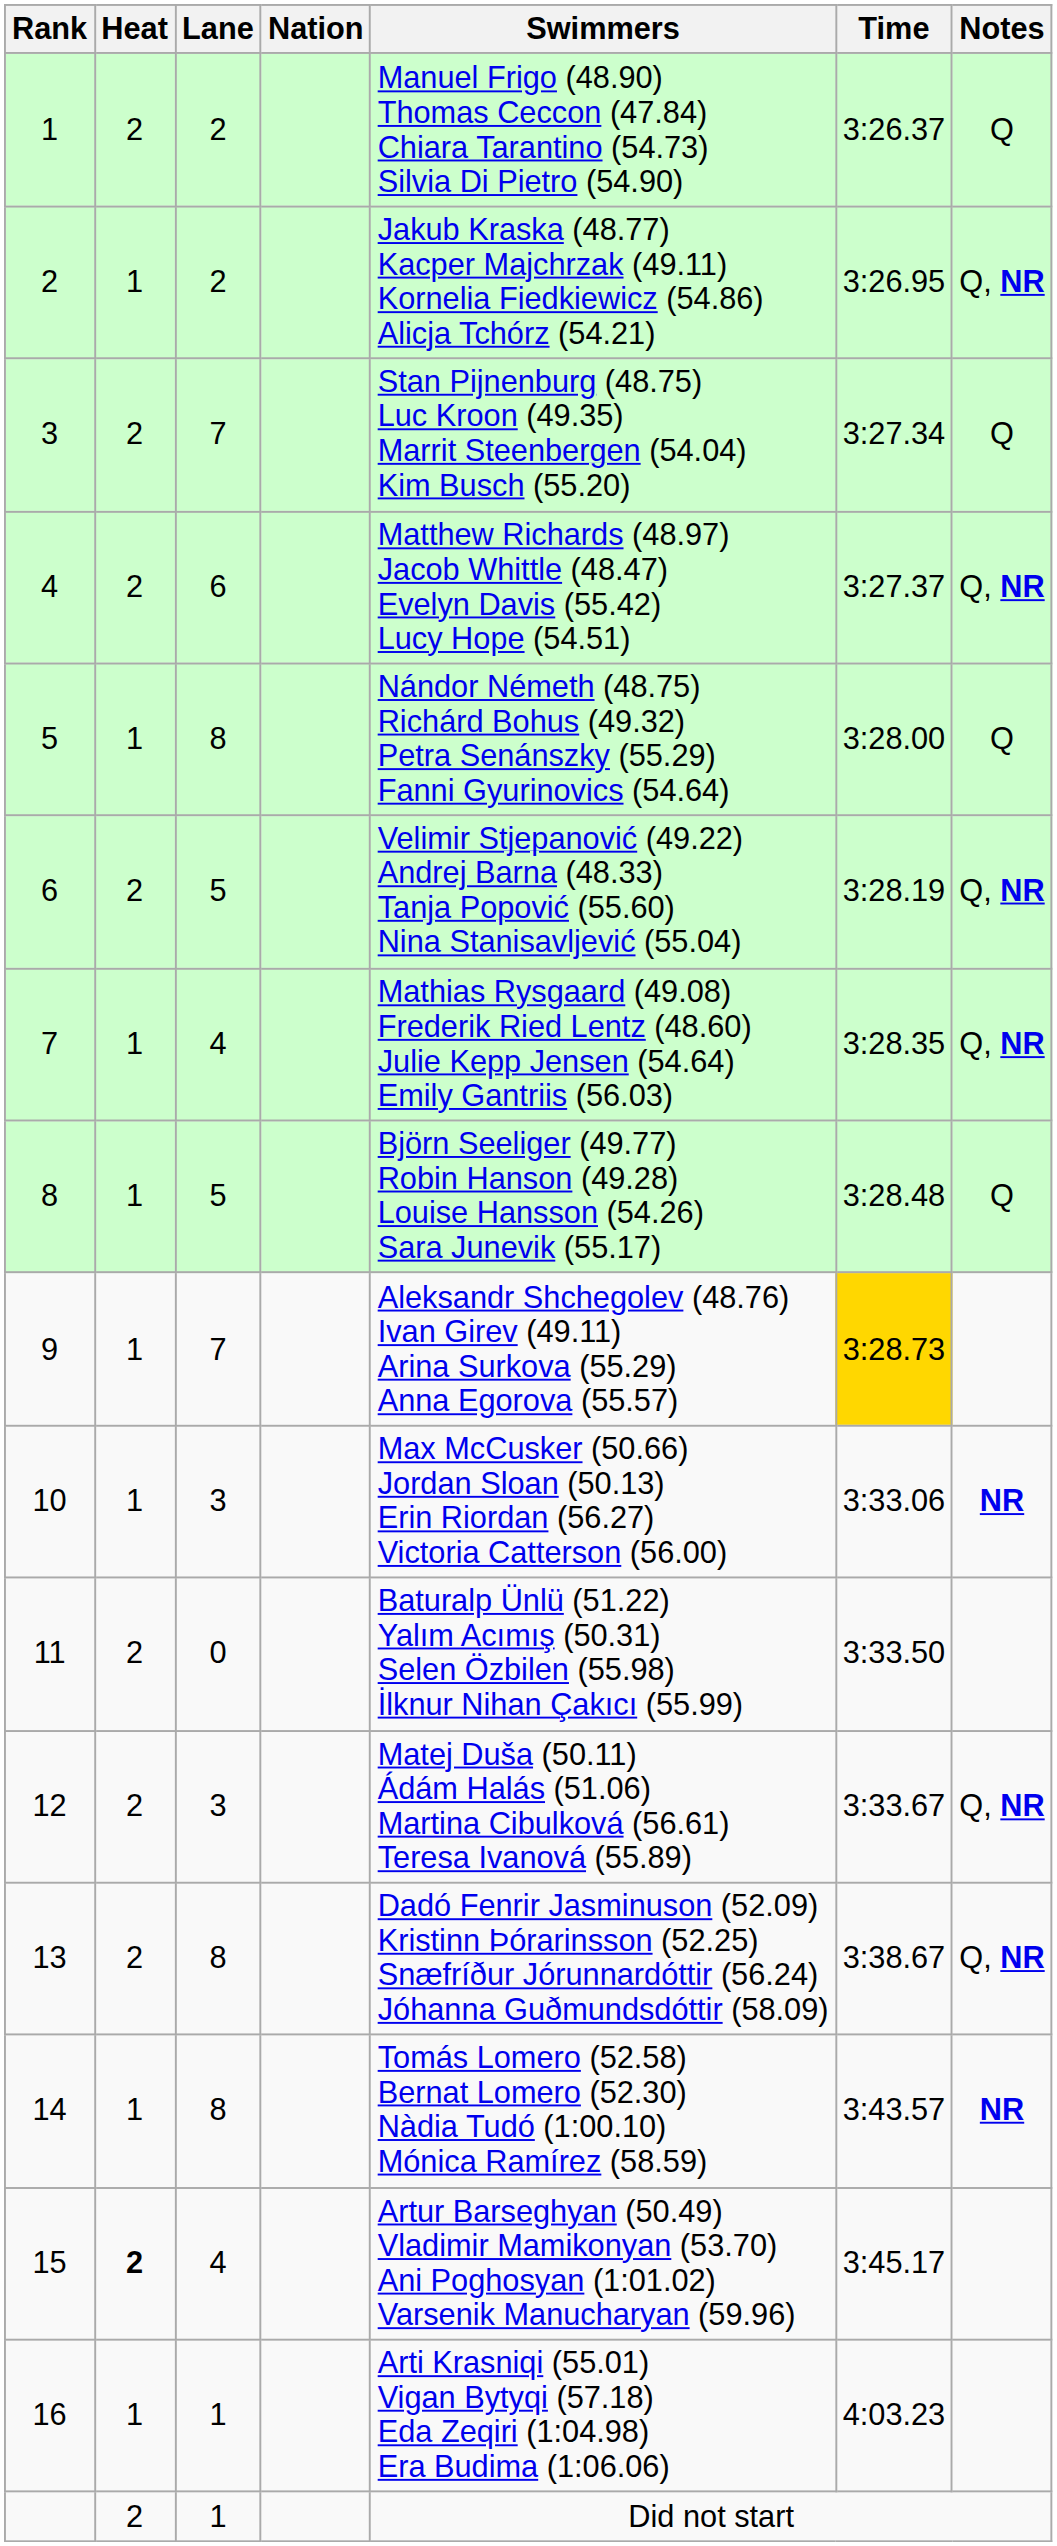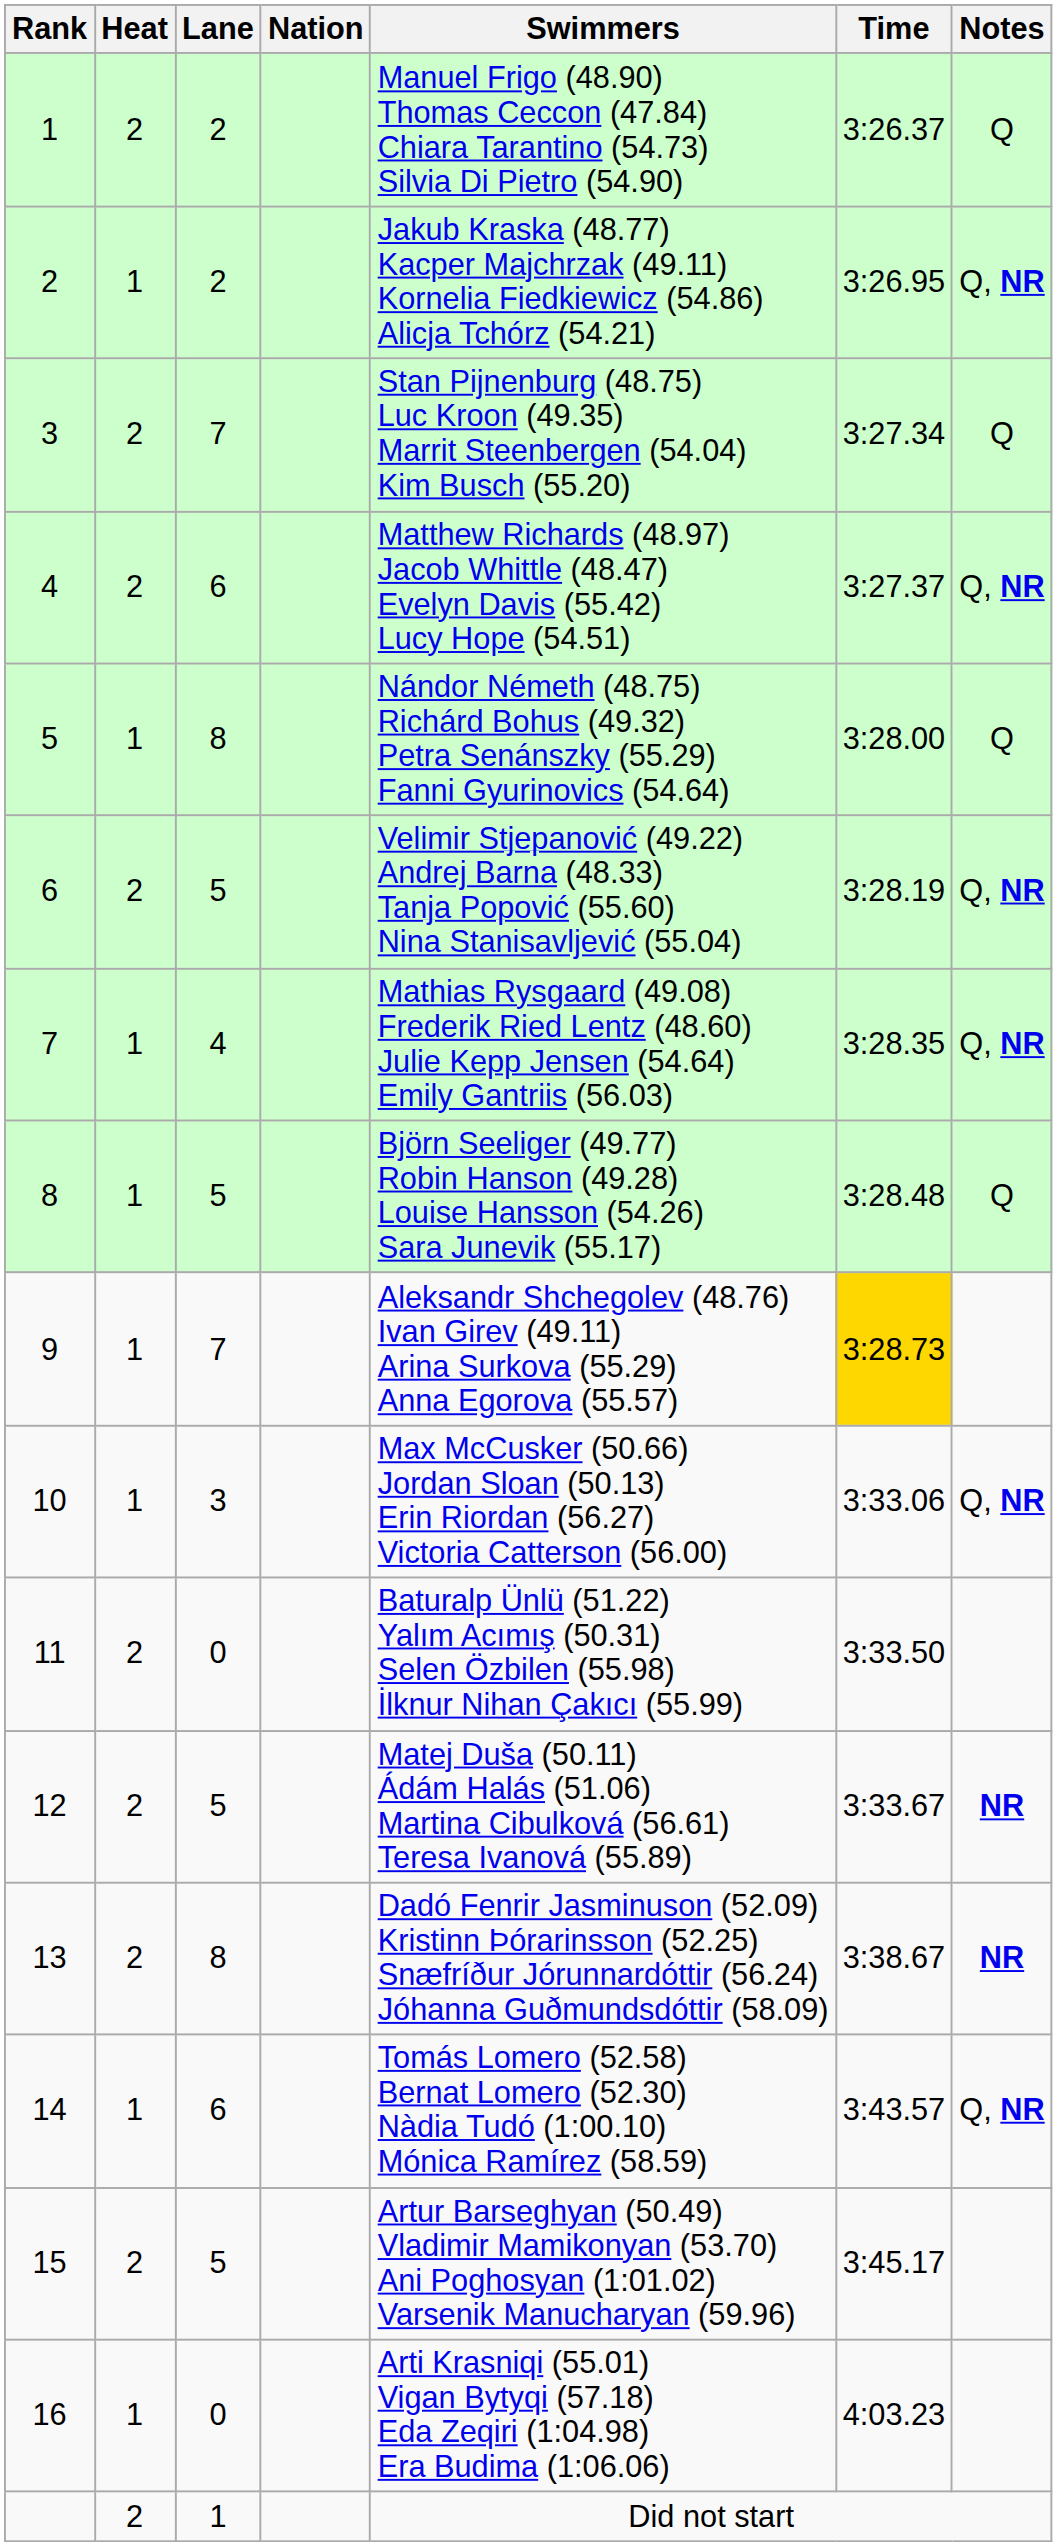(1002, 1501) NR -> (1002, 1501) Q, NR
(218, 1805) 3 -> (218, 1805) 5
(1002, 1805) Q, NR -> (1002, 1805) NR
(1002, 1958) Q, NR -> (1002, 1958) NR
(218, 2110) 8 -> (218, 2110) 6
(1002, 2110) NR -> (1002, 2110) Q, NR
(135, 2263) bold -> (135, 2263) normal
(218, 2263) 4 -> (218, 2263) 5
(218, 2415) 1 -> (218, 2415) 0
